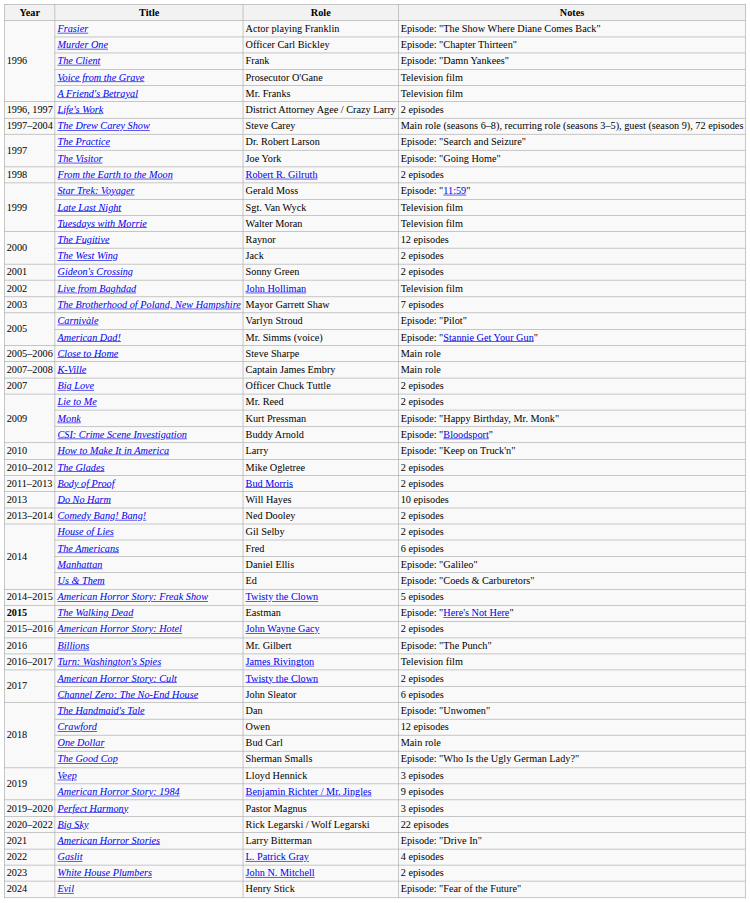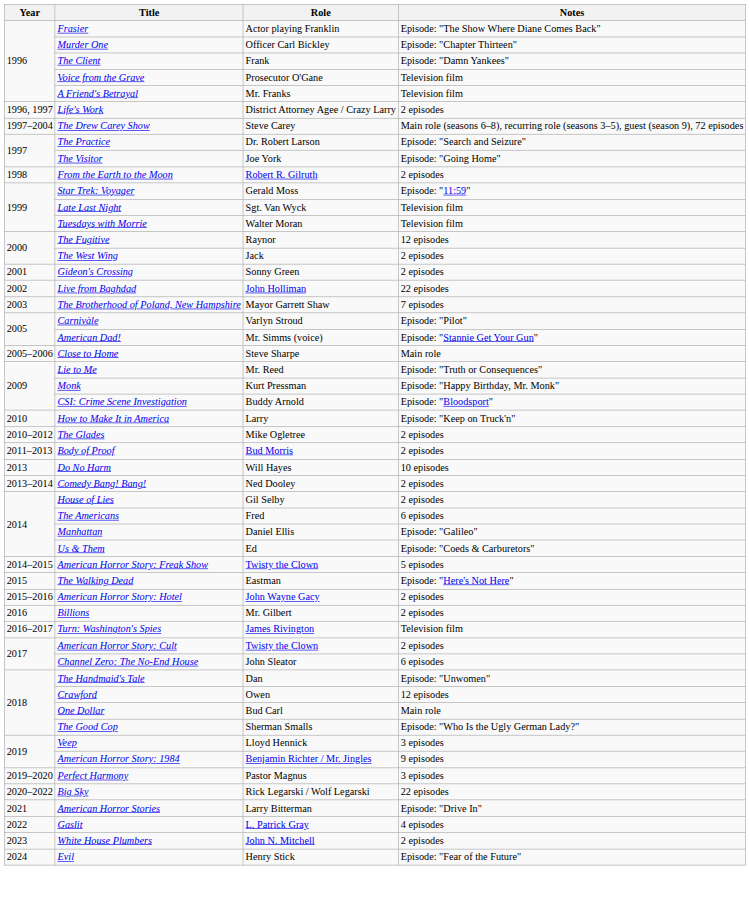(432, 288) Television film -> (425, 288) 22 episodes
- row: (72, 369)
- row: (76, 386)
(422, 402) 2 episodes -> (471, 369) Episode: "Truth or Consequences"
(17, 613) bold -> (17, 581) normal
(446, 645) Episode: "The Punch" -> (422, 613) 2 episodes
